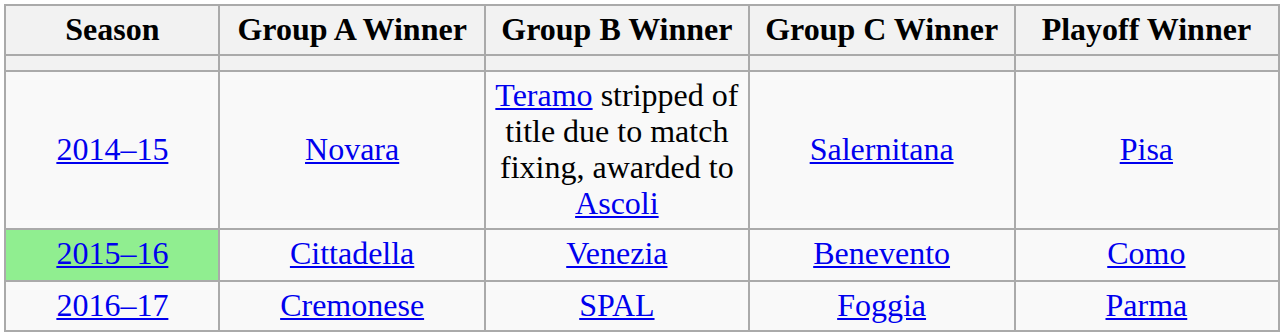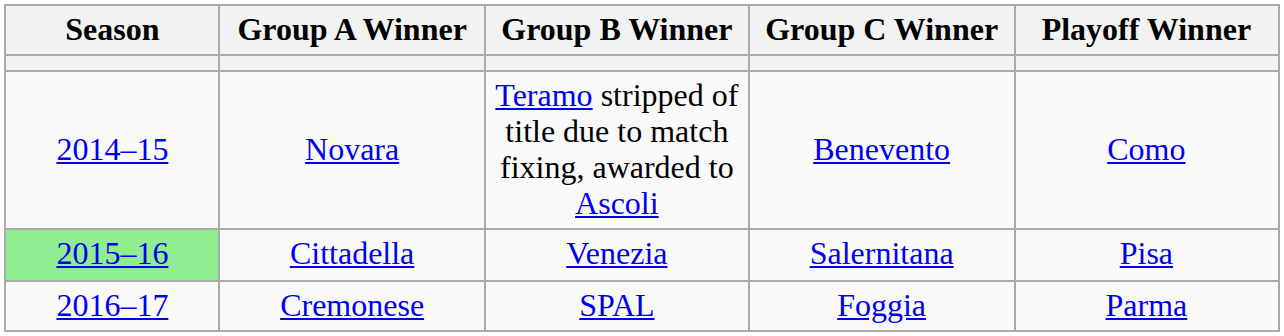(882, 149) Salernitana -> (882, 149) Benevento
(1146, 149) Pisa -> (1146, 149) Como
(882, 254) Benevento -> (882, 254) Salernitana
(1146, 254) Como -> (1146, 254) Pisa
